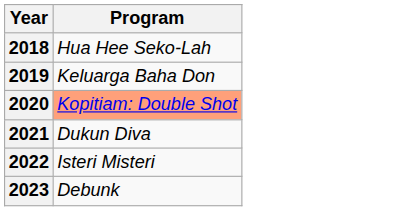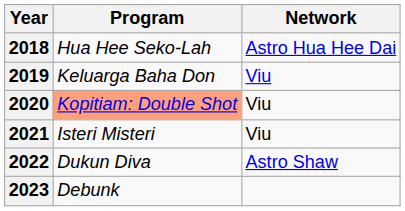+ column: (321, 18)
(104, 133) Dukun Diva -> (106, 133) Isteri Misteri
(106, 162) Isteri Misteri -> (104, 162) Dukun Diva
